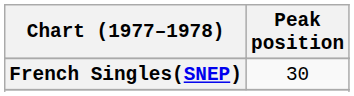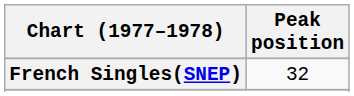(298, 74) 30 -> (298, 74) 32
